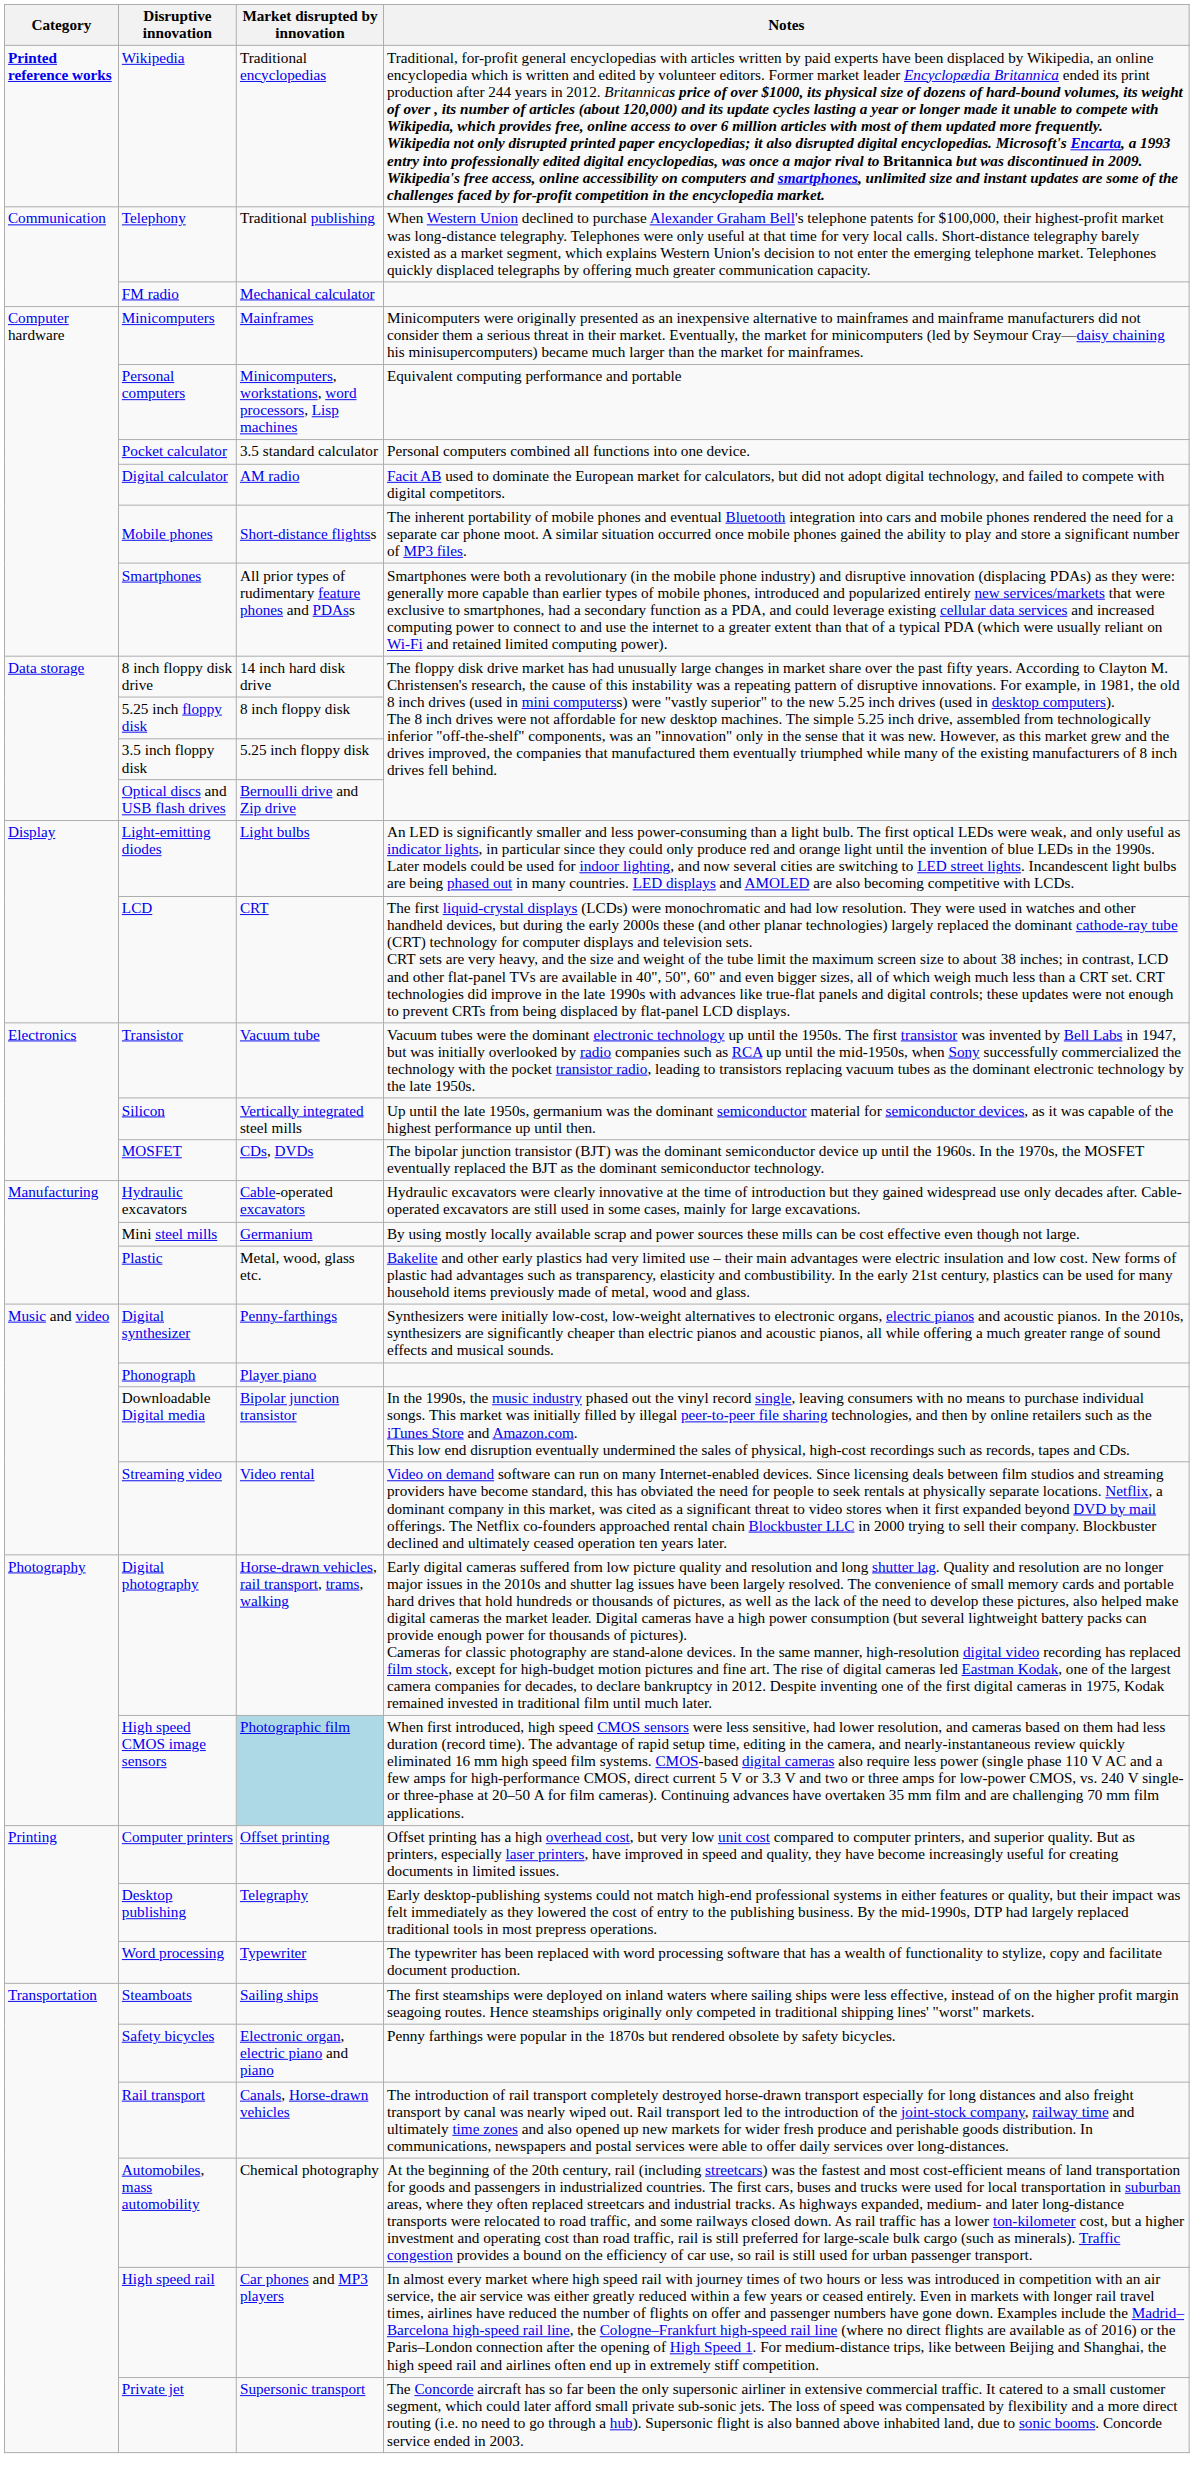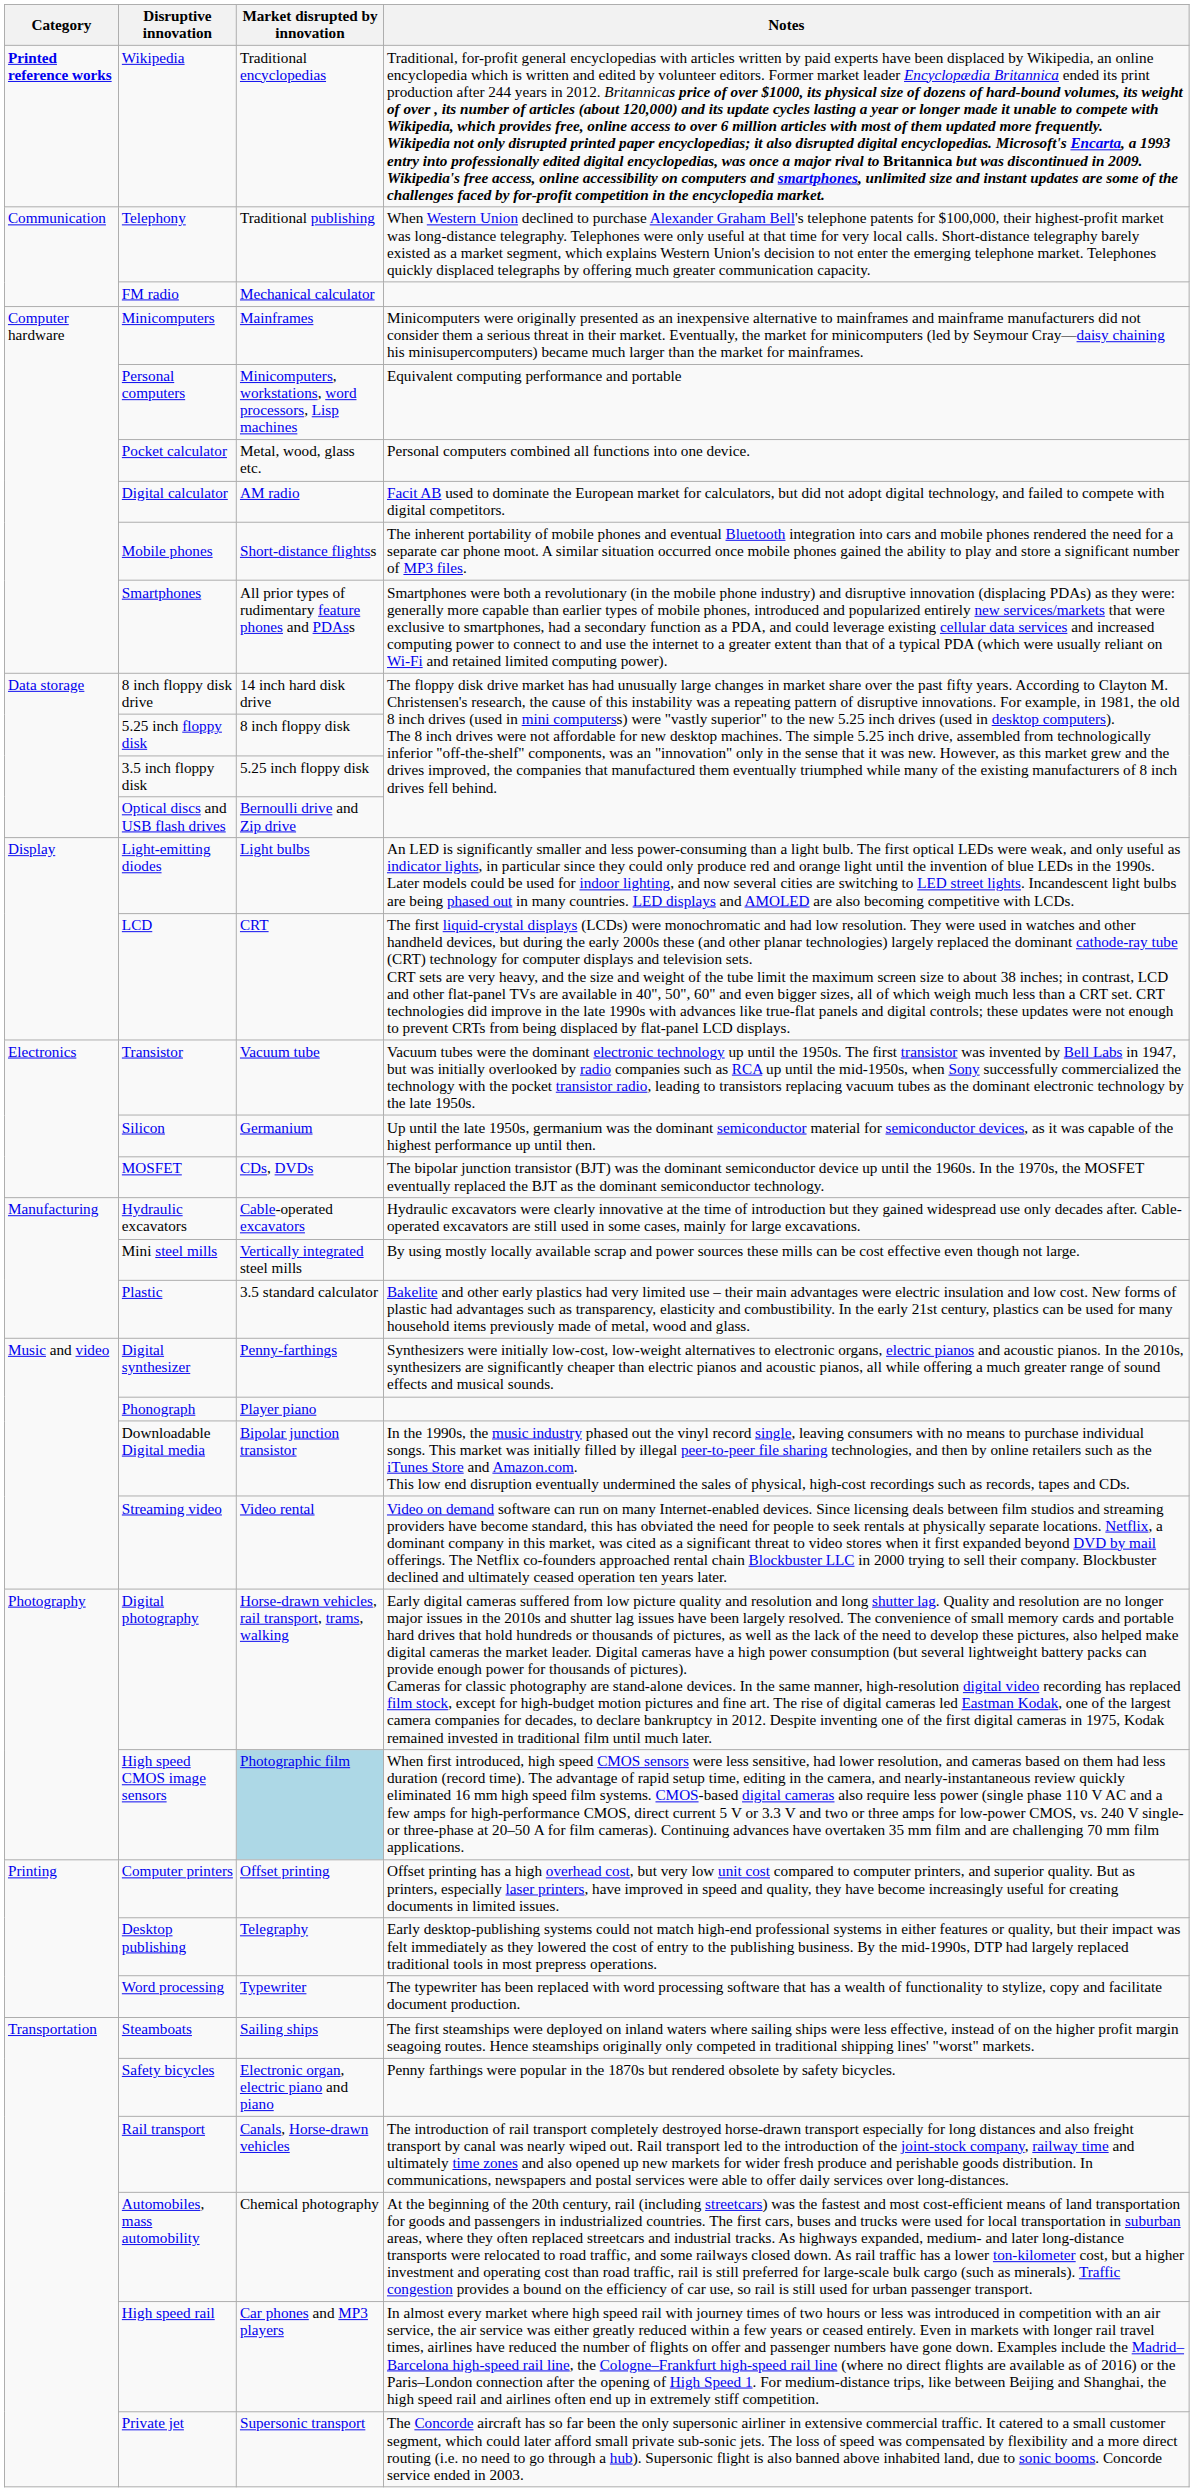(309, 451) 3.5 standard calculator -> (297, 460) Metal, wood, glass etc.
(302, 1118) Vertically integrated steel mills -> (276, 1127) Germanium
(276, 1233) Germanium -> (302, 1259) Vertically integrated steel mills
(297, 1266) Metal, wood, glass etc. -> (309, 1292) 3.5 standard calculator
